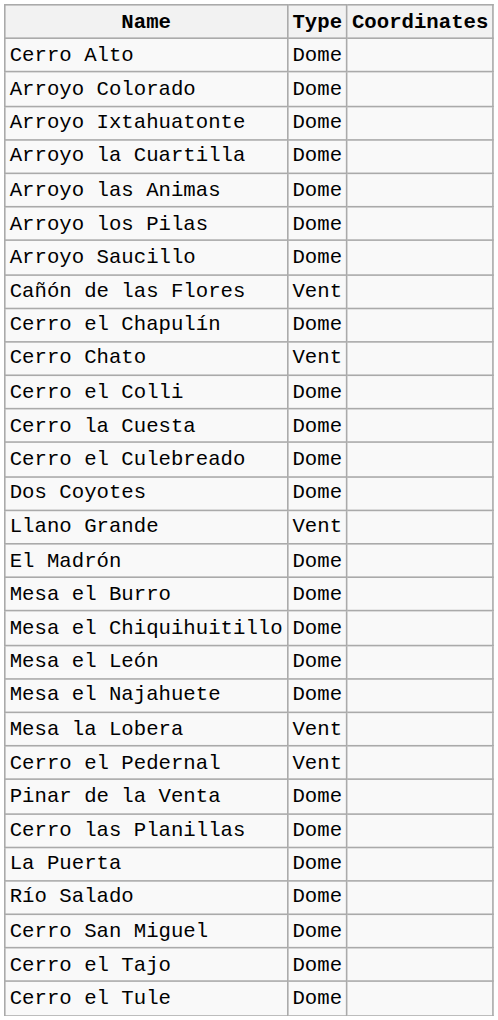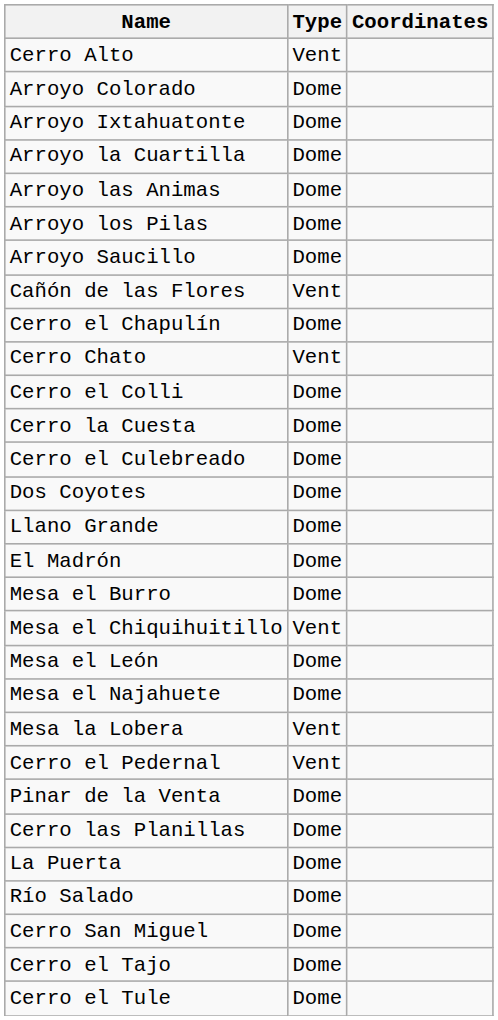(317, 55) Dome -> (317, 55) Vent
(317, 527) Vent -> (317, 527) Dome
(317, 628) Dome -> (317, 628) Vent
